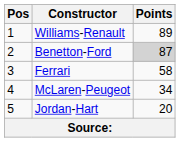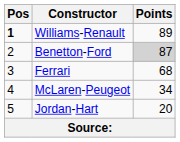(11, 33) normal -> (11, 33) bold
(166, 71) 58 -> (166, 71) 68
